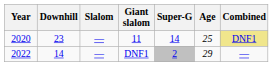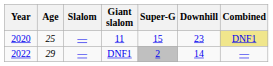columns swapped: (207, 17) <-> (59, 17)
(175, 38) 14 -> (158, 38) 15
